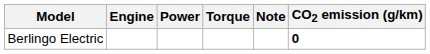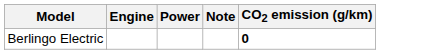- column: (228, 16)
